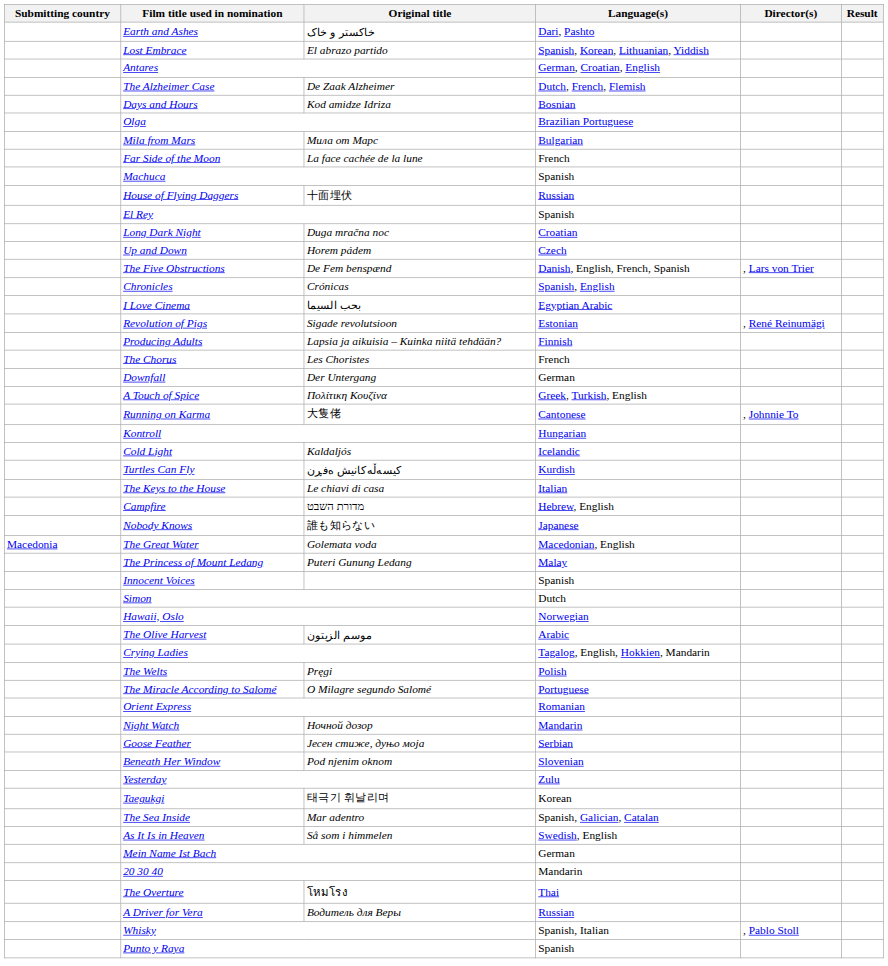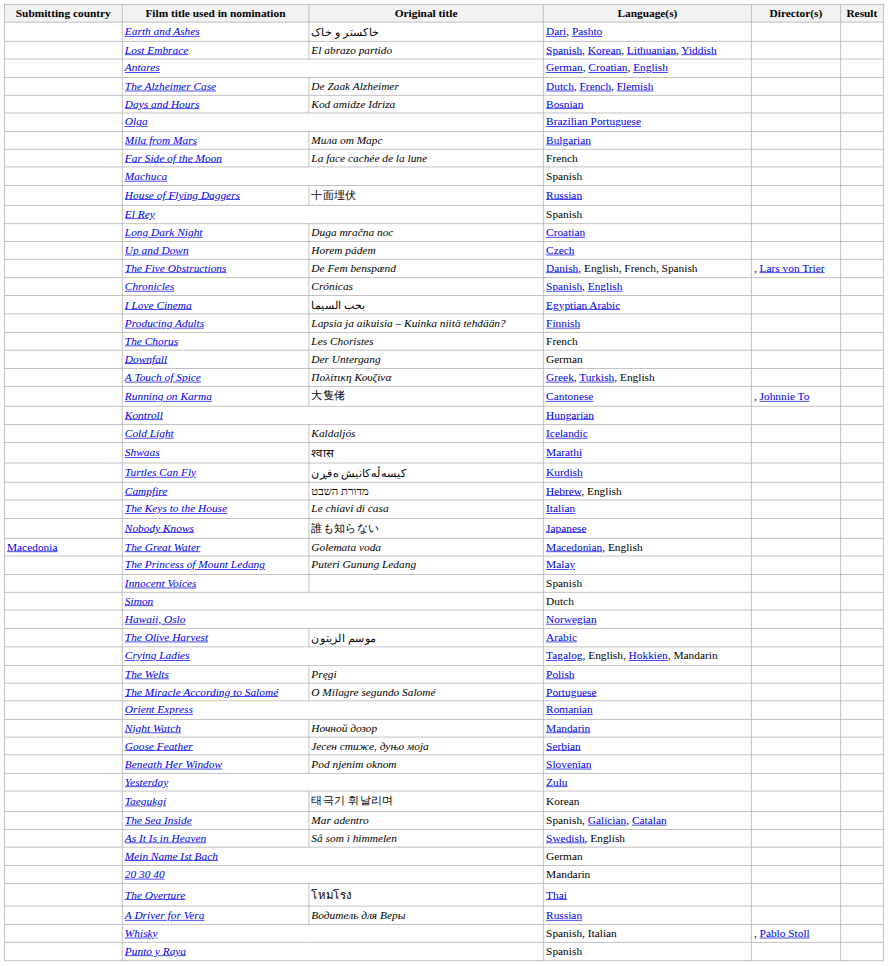- row: (165, 323)
+ row: (142, 452)
rows swapped: (144, 506) <-> (174, 488)
